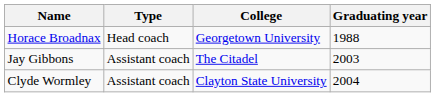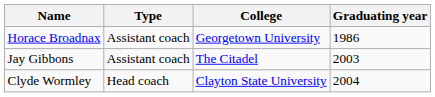(138, 37) Head coach -> (148, 37) Assistant coach
(346, 37) 1988 -> (346, 37) 1986
(148, 81) Assistant coach -> (138, 81) Head coach
